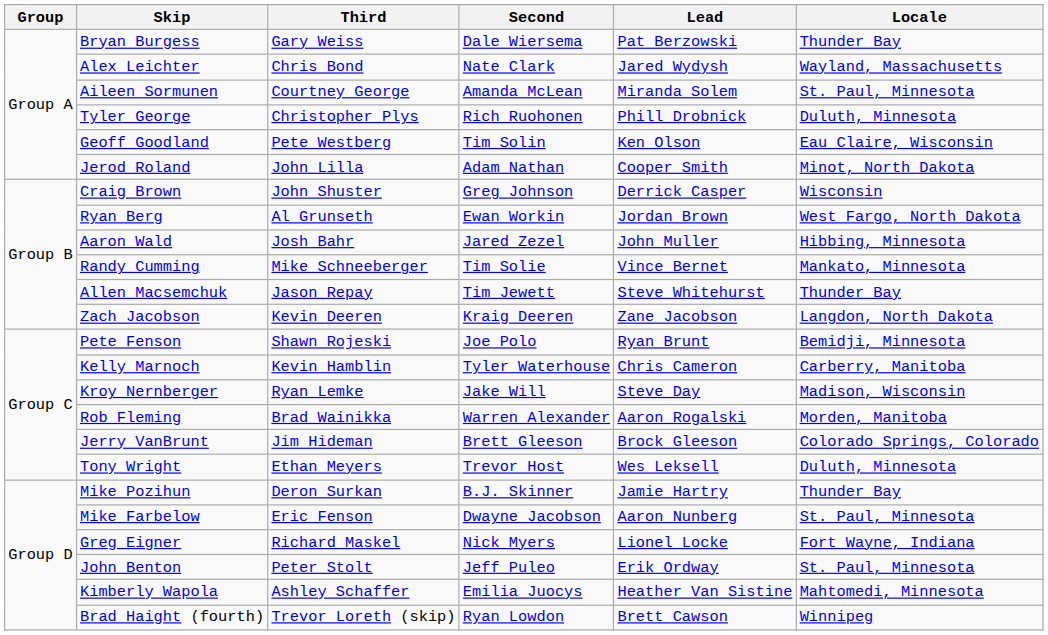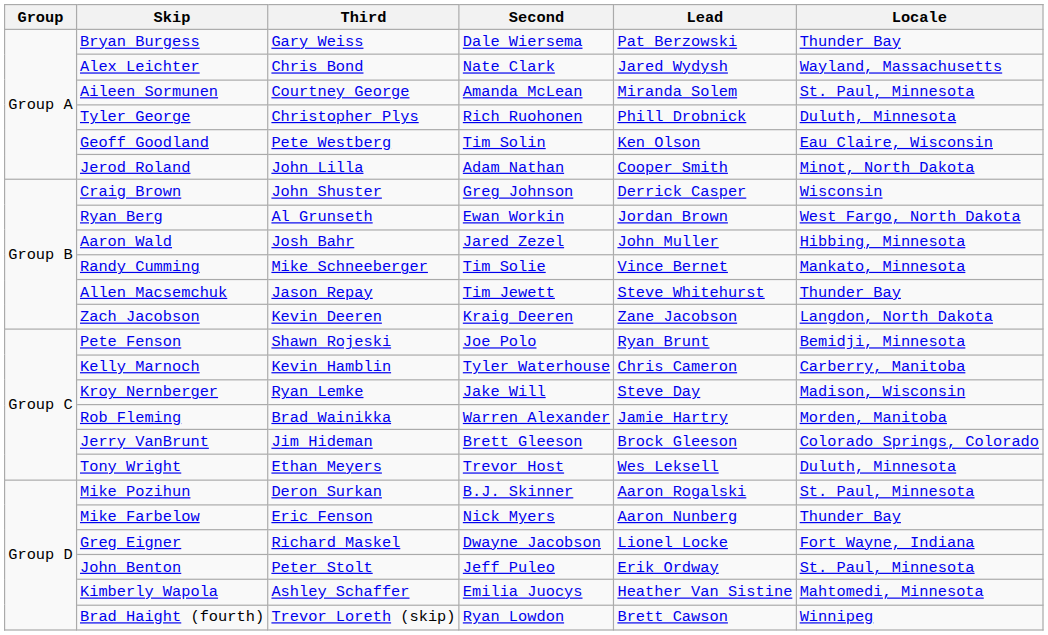(682, 417) Aaron Rogalski -> (673, 417) Jamie Hartry
(673, 492) Jamie Hartry -> (682, 492) Aaron Rogalski
(850, 492) Thunder Bay -> (887, 492) St. Paul, Minnesota
(532, 517) Dwayne Jacobson -> (509, 517) Nick Myers
(887, 517) St. Paul, Minnesota -> (850, 517) Thunder Bay
(509, 542) Nick Myers -> (532, 542) Dwayne Jacobson
